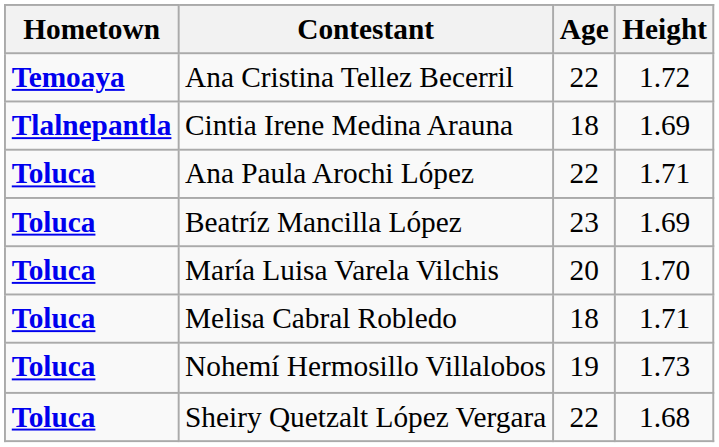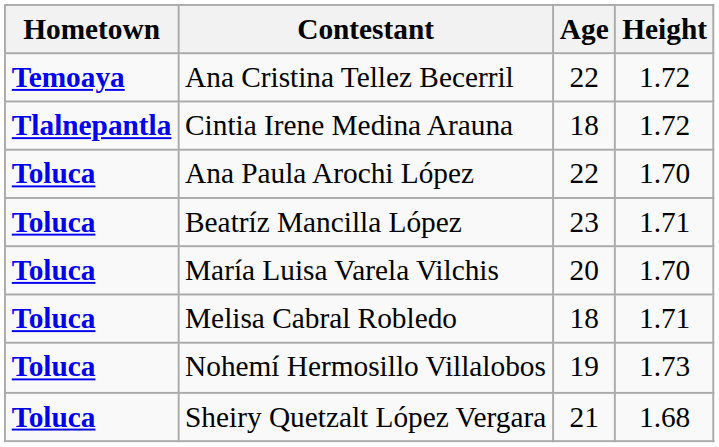(665, 125) 1.69 -> (665, 125) 1.72
(665, 173) 1.71 -> (665, 173) 1.70
(665, 222) 1.69 -> (665, 222) 1.71
(584, 415) 22 -> (584, 415) 21
